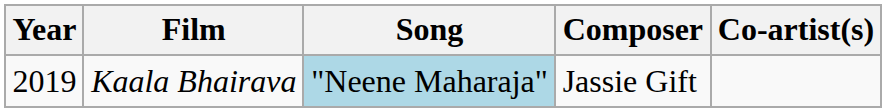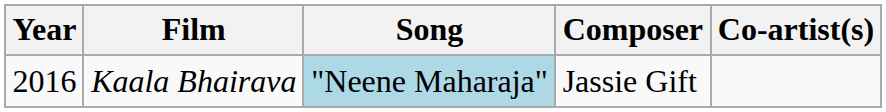(44, 80) 2019 -> (44, 80) 2016
